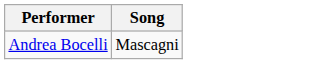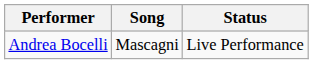+ column: (245, 17)
